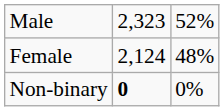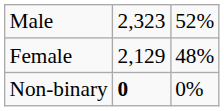(141, 55) 2,124 -> (141, 55) 2,129
